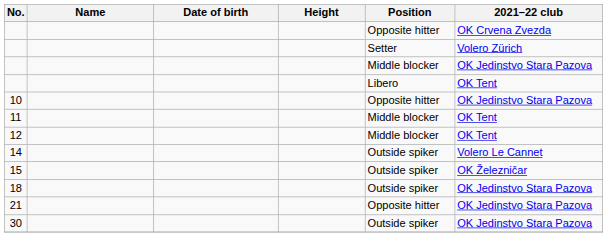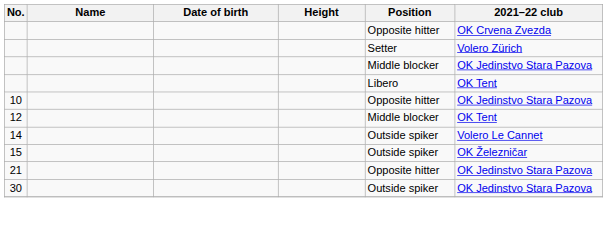- row: (16, 118)
- row: (16, 188)
